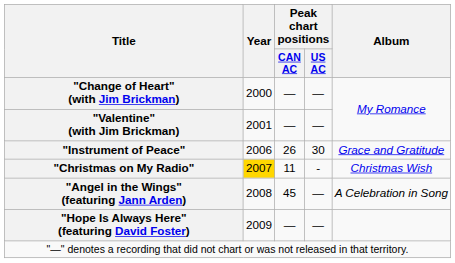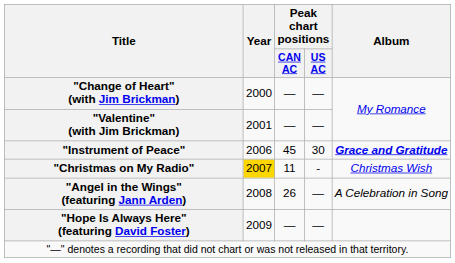(290, 150) 26 -> (290, 150) 45
(391, 150) normal -> (391, 150) bold
(290, 193) 45 -> (290, 193) 26
